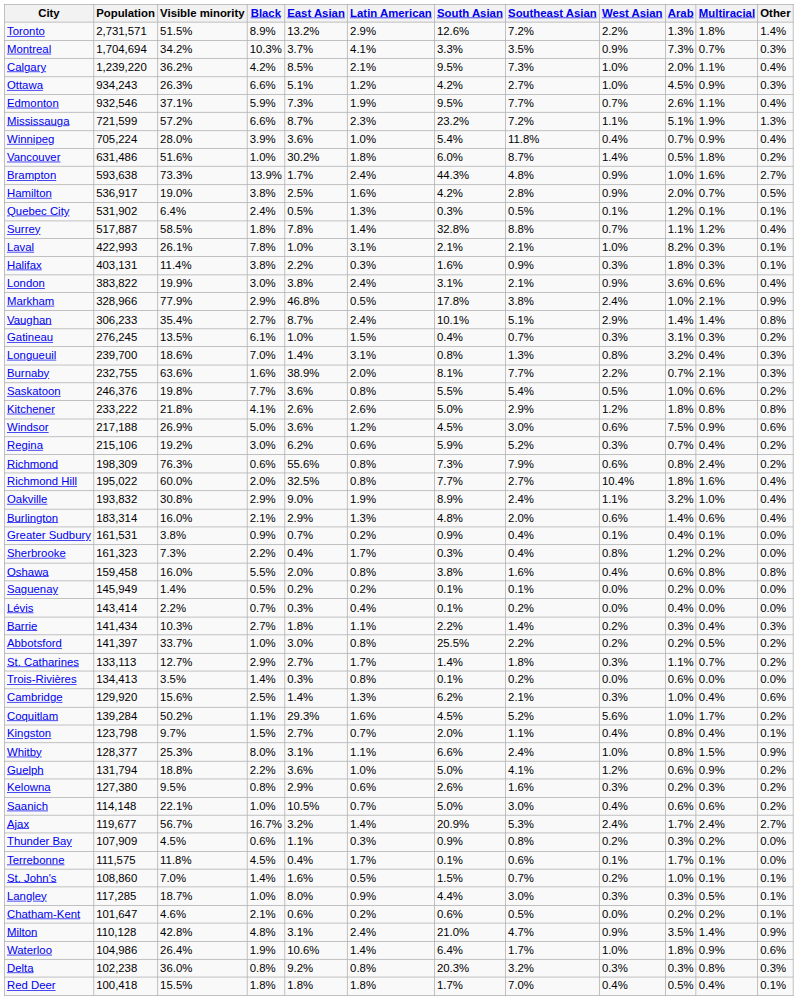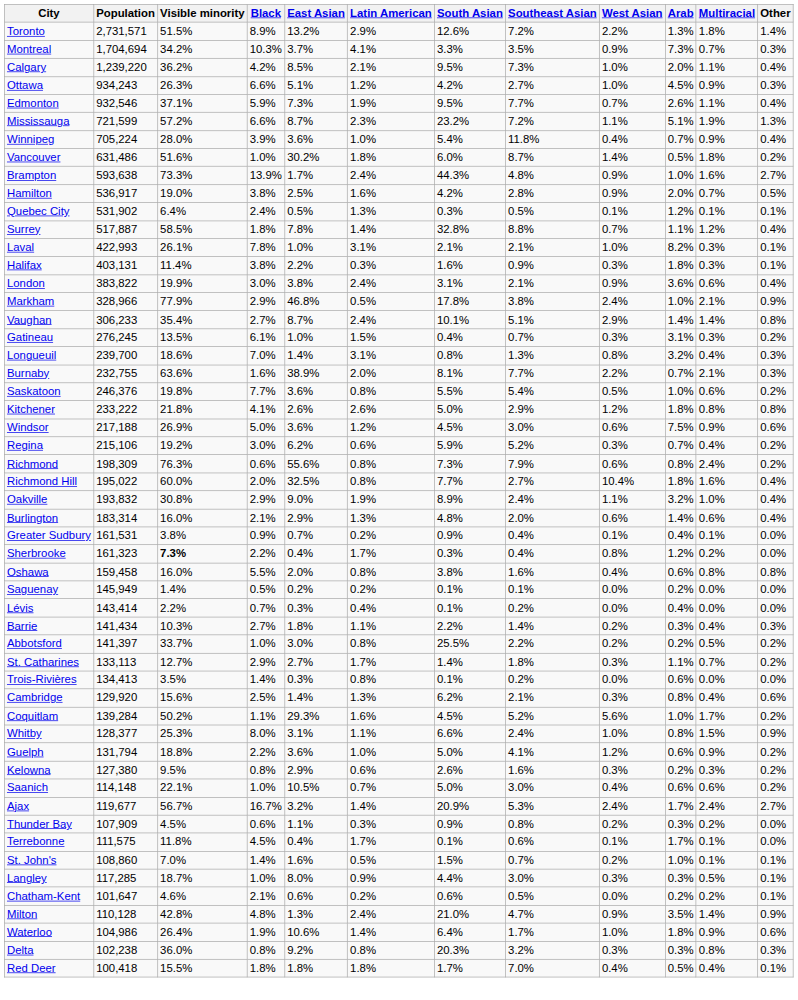(173, 553) normal -> (173, 553) bold
(681, 698) 1.0% -> (681, 698) 0.8%
- row: (29, 734)
(300, 932) 3.1% -> (300, 914) 1.3%
